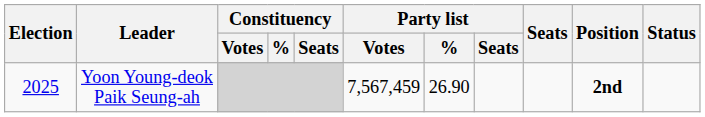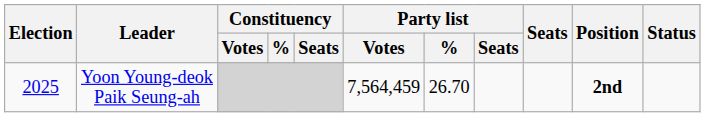(384, 87) 7,567,459 -> (384, 87) 7,564,459
(449, 87) 26.90 -> (449, 87) 26.70
